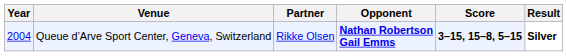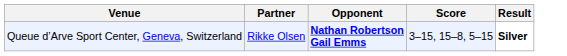- column: (19, 13)
(480, 36) bold -> (451, 36) normal
